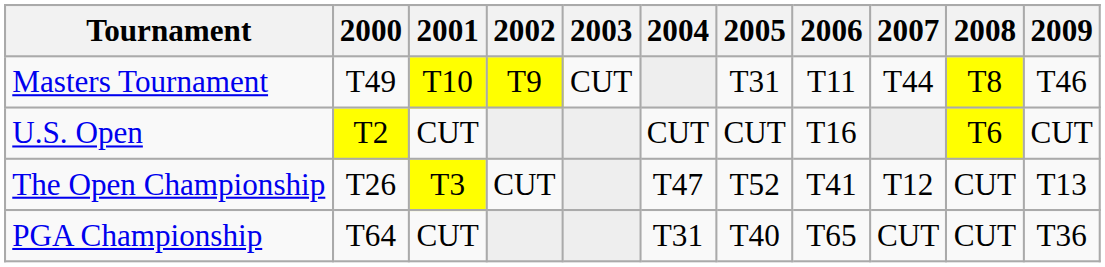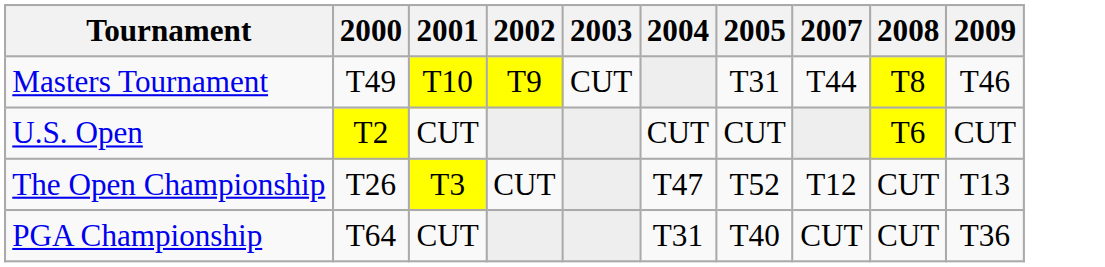- column: (831, 30)
